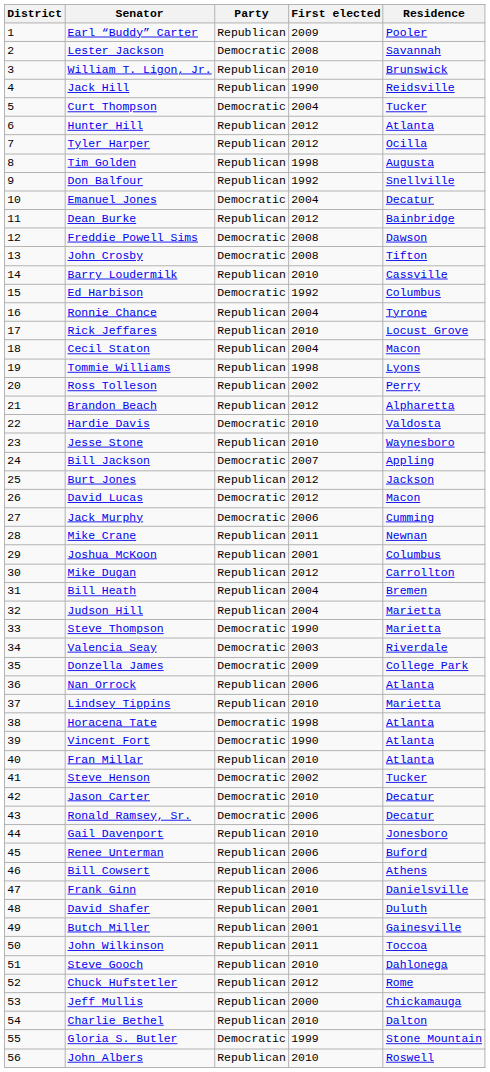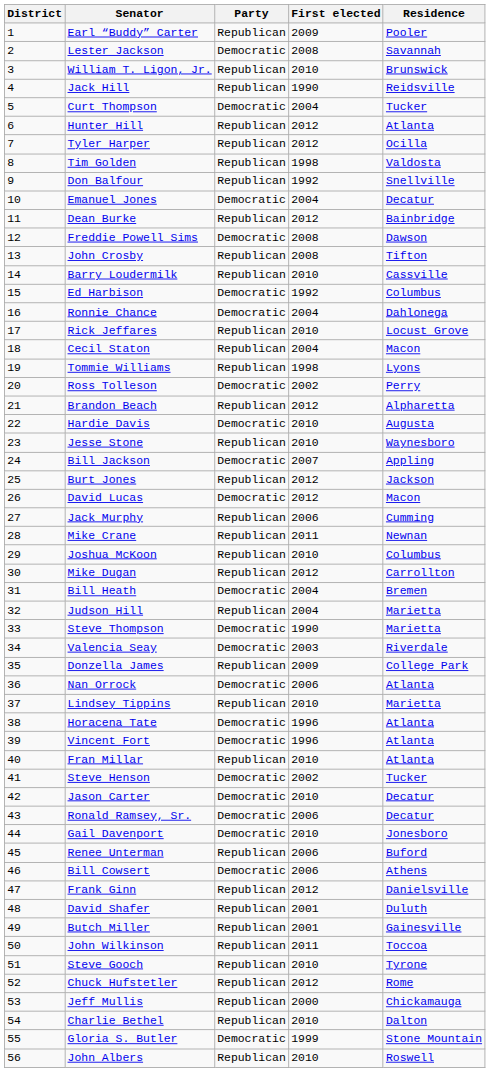(410, 163) Augusta -> (413, 163) Valdosta
(251, 256) Democratic -> (251, 256) Republican
(251, 312) Republican -> (251, 312) Democratic
(407, 312) Tyrone -> (417, 312) Dahlonega
(251, 387) Republican -> (251, 387) Democratic
(413, 424) Valdosta -> (410, 424) Augusta
(251, 517) Democratic -> (251, 517) Republican
(305, 554) 2001 -> (305, 554) 2010
(251, 592) Republican -> (251, 592) Democratic
(251, 666) Democratic -> (251, 666) Republican
(251, 685) Republican -> (251, 685) Democratic
(305, 722) 1998 -> (305, 722) 1996
(305, 741) 1990 -> (305, 741) 1996
(251, 834) Republican -> (251, 834) Democratic
(251, 871) Republican -> (251, 871) Democratic
(305, 890) 2010 -> (305, 890) 2012
(417, 965) Dahlonega -> (407, 965) Tyrone
